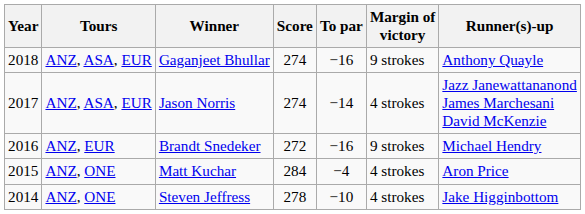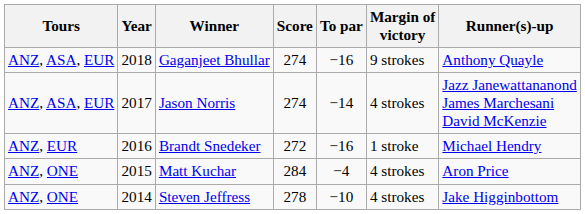columns swapped: (23, 26) <-> (99, 26)
(397, 146) 9 strokes -> (394, 146) 1 stroke
